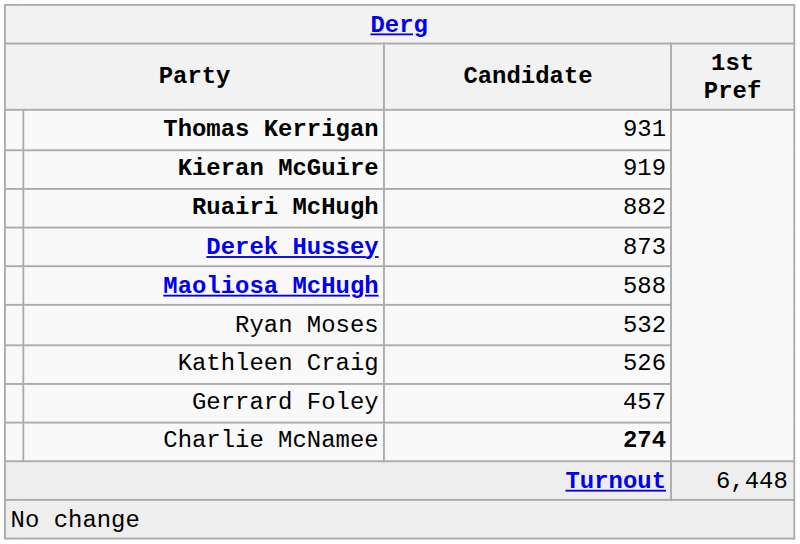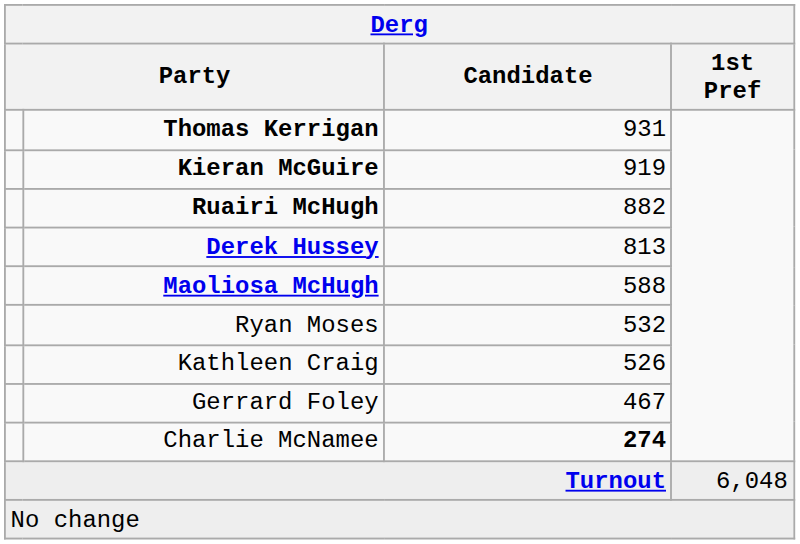(644, 247) 873 -> (644, 247) 813
(644, 403) 457 -> (644, 403) 467
(752, 481) 6,448 -> (752, 481) 6,048
